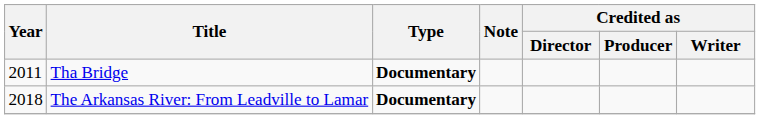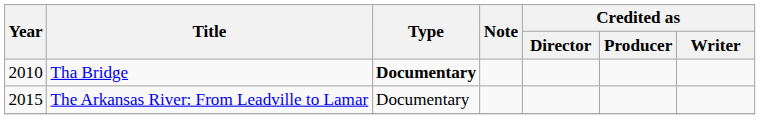(25, 72) 2011 -> (26, 72) 2010
(26, 99) 2018 -> (26, 99) 2015
(426, 99) bold -> (423, 99) normal
